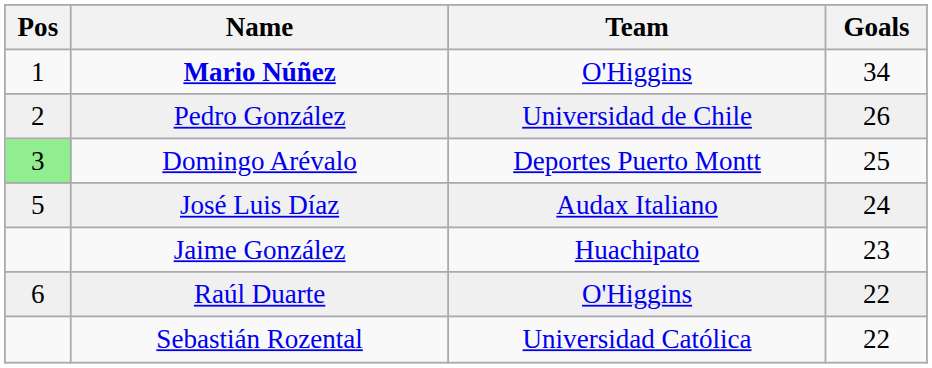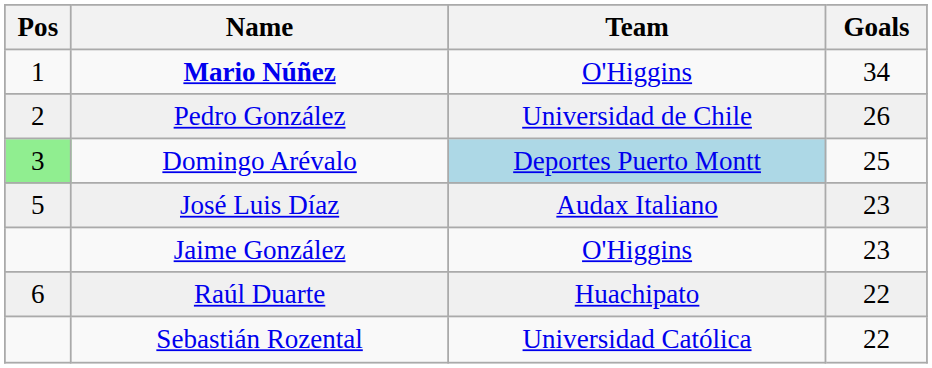(637, 160) no background -> (637, 160) lightblue background
(877, 205) 24 -> (877, 205) 23
(637, 250) Huachipato -> (637, 250) O'Higgins
(637, 294) O'Higgins -> (637, 294) Huachipato
